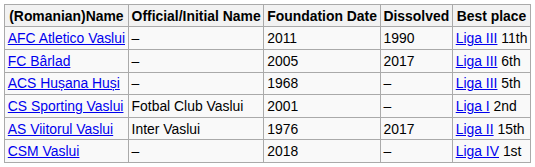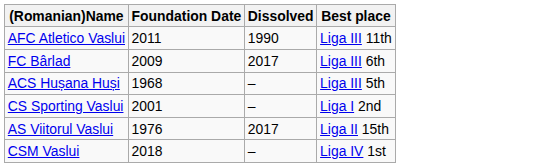- column: (196, 16)
(283, 61) 2005 -> (147, 61) 2009
